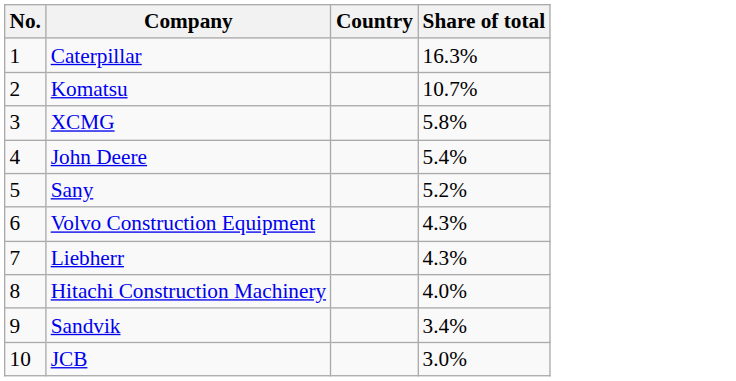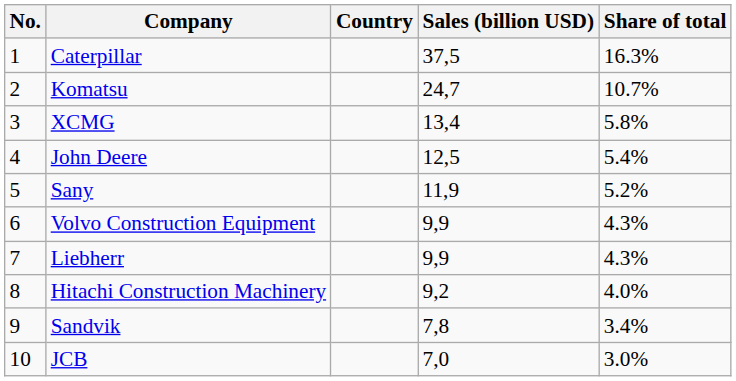+ column: (508, 21)
